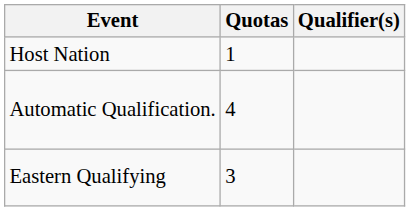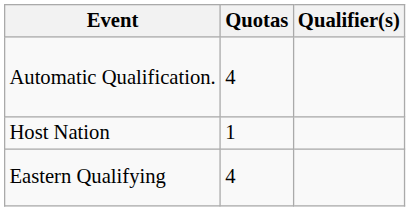rows swapped: (60, 53) <-> (113, 109)
(230, 177) 3 -> (230, 177) 4
